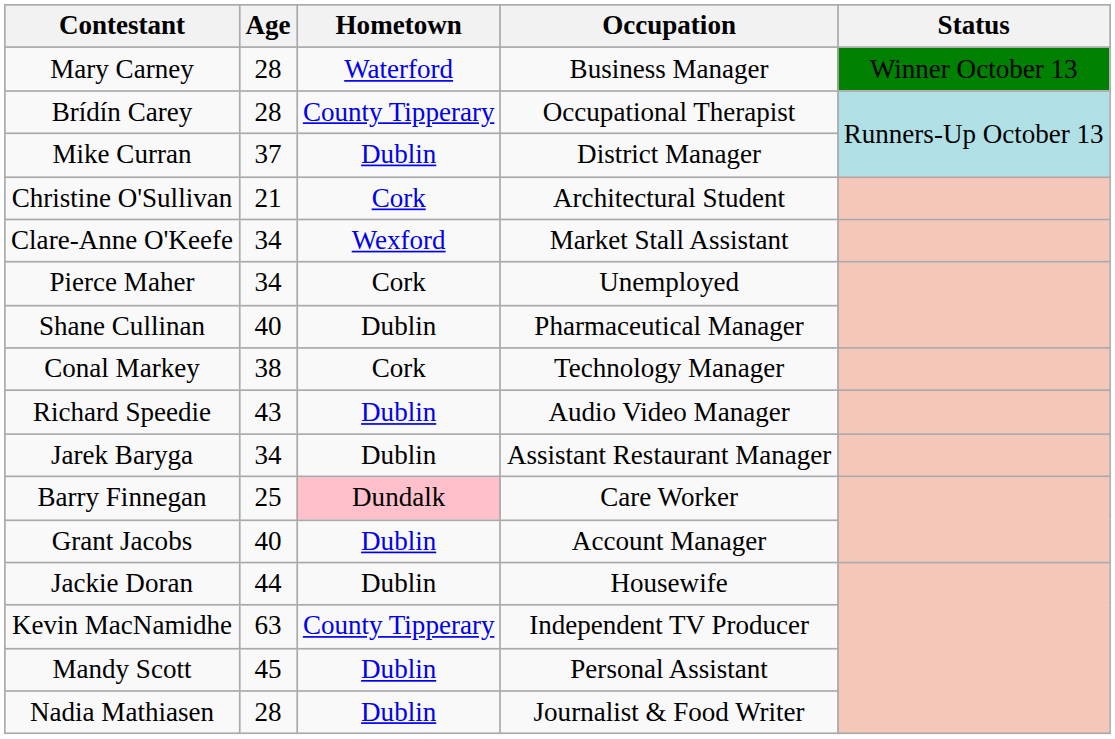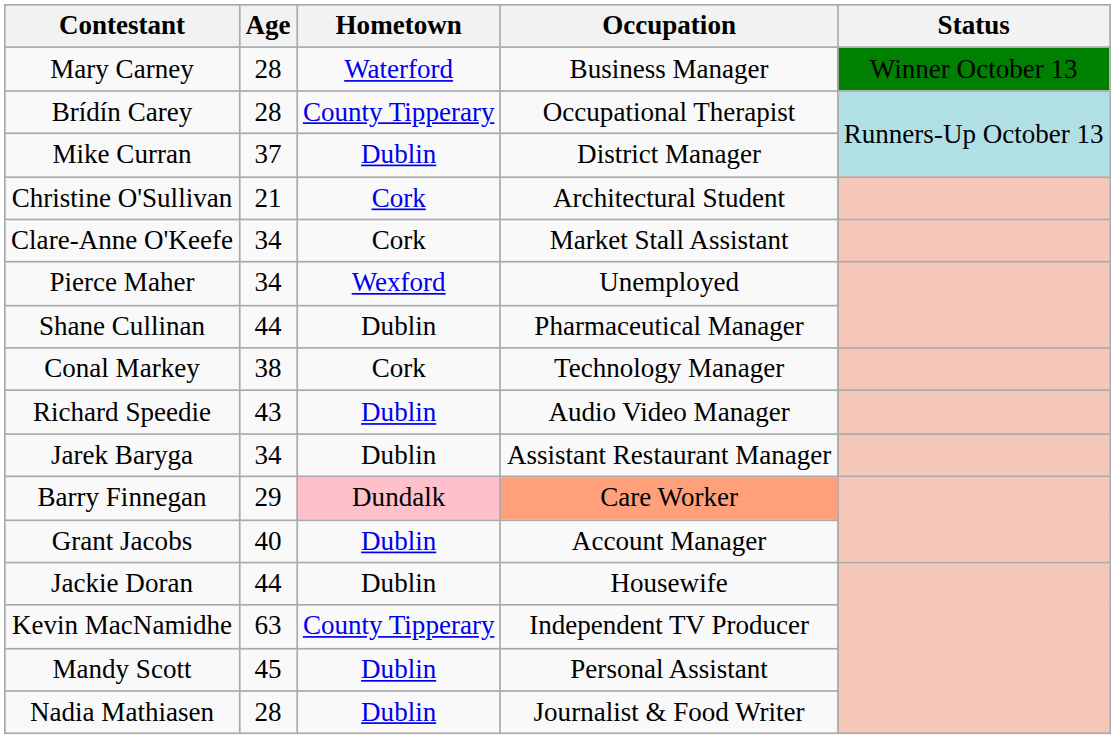(399, 240) Wexford -> (399, 240) Cork
(399, 283) Cork -> (399, 283) Wexford
(268, 326) 40 -> (268, 326) 44
(268, 497) 25 -> (268, 497) 29
(669, 497) no background -> (669, 497) lightsalmon background
